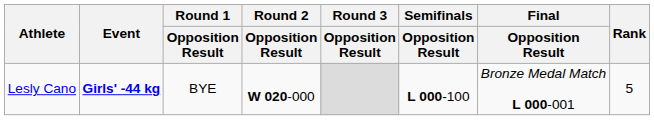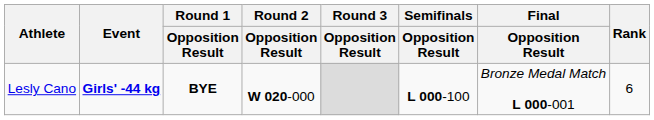(203, 89) normal -> (203, 89) bold
(629, 89) 5 -> (629, 89) 6
